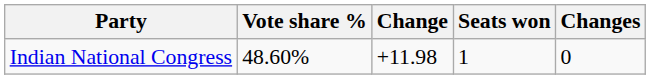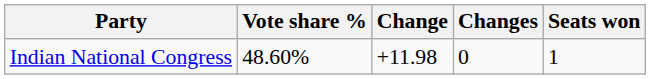columns swapped: (504, 21) <-> (600, 21)
